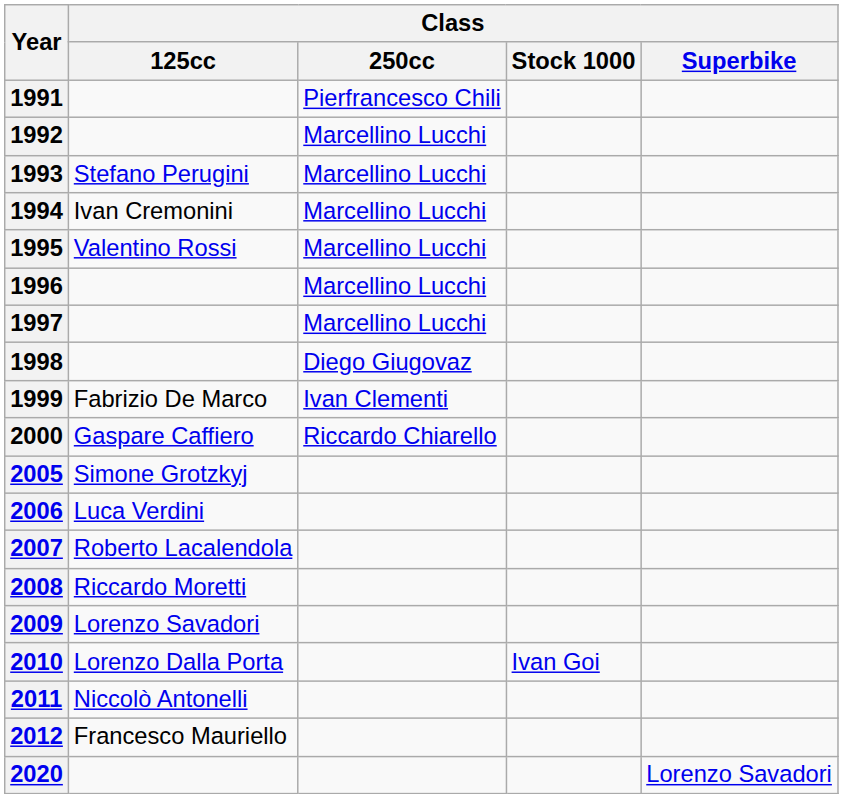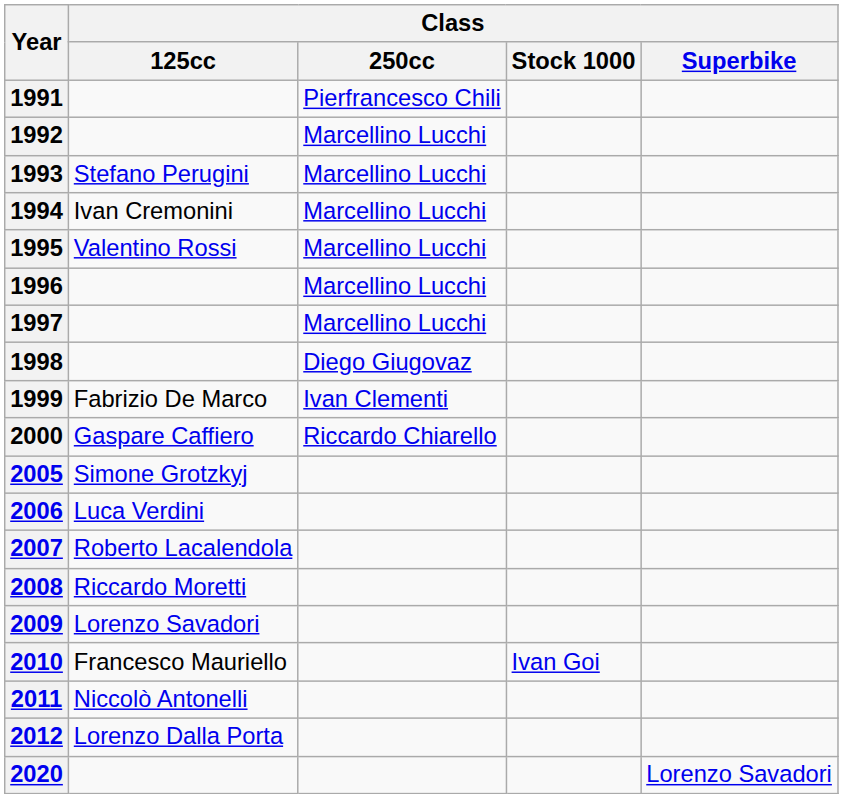(178, 661) Lorenzo Dalla Porta -> (180, 661) Francesco Mauriello
(180, 736) Francesco Mauriello -> (178, 736) Lorenzo Dalla Porta
